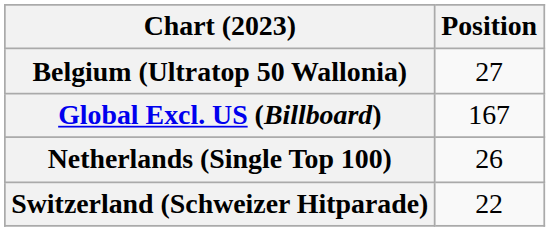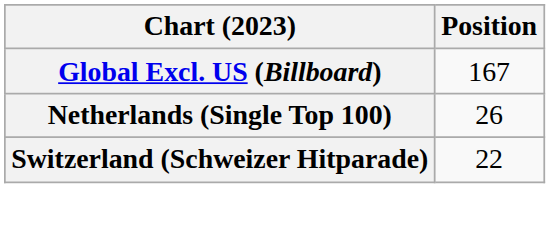- row: (220, 70)
